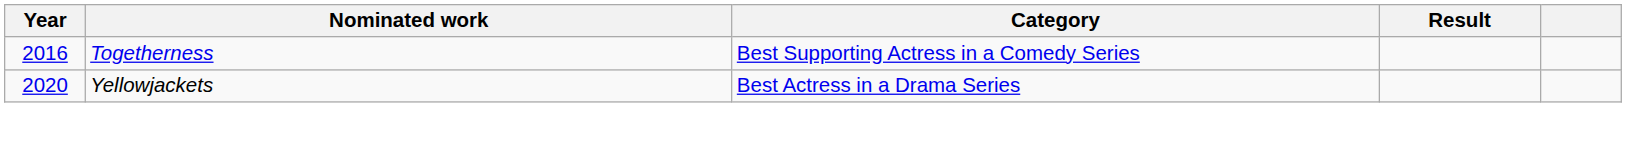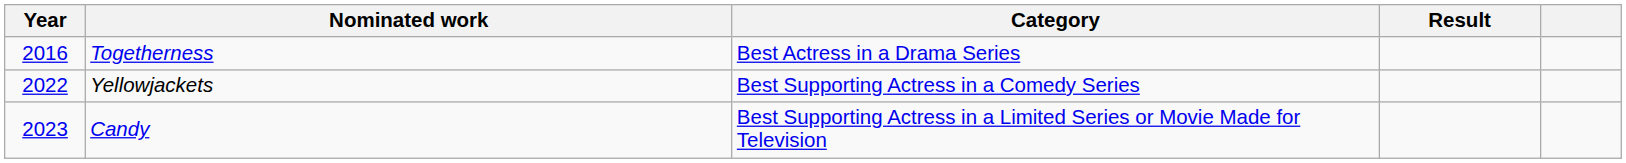(938, 53) Best Supporting Actress in a Comedy Series -> (879, 53) Best Actress in a Drama Series
(45, 85) 2020 -> (45, 85) 2022
(879, 85) Best Actress in a Drama Series -> (938, 85) Best Supporting Actress in a Comedy Series
+ row: (120, 129)
